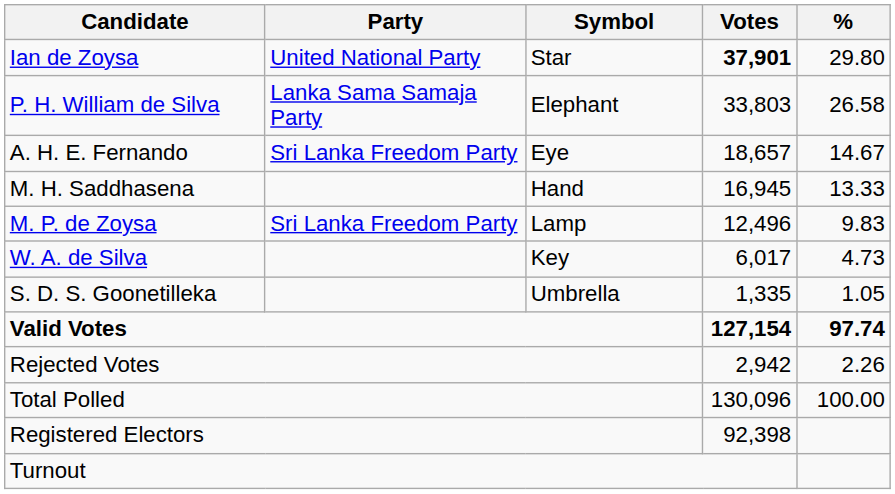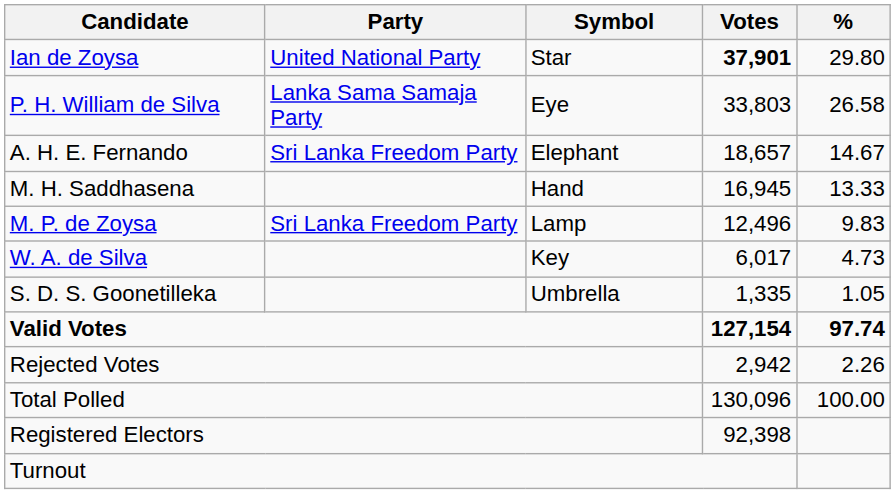(575, 105) Elephant -> (550, 105) Eye
(550, 152) Eye -> (575, 152) Elephant
